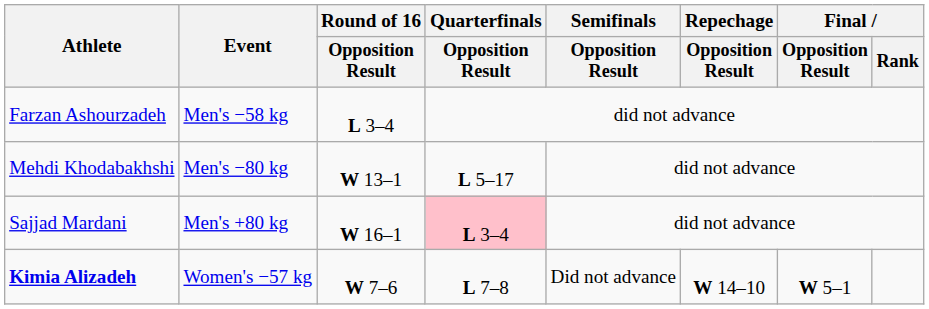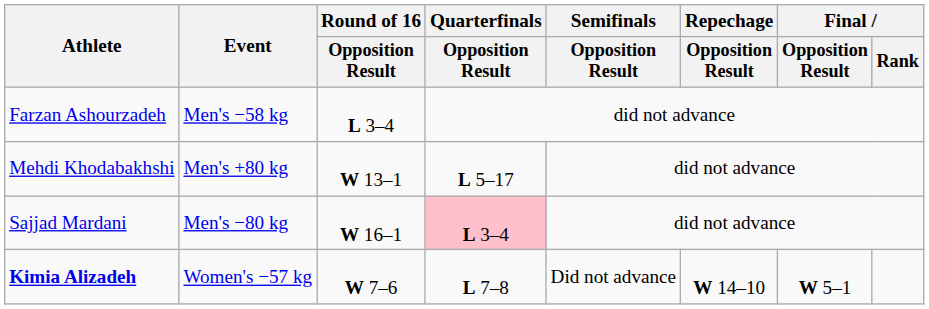(236, 168) Men's −80 kg -> (236, 168) Men's +80 kg
(236, 223) Men's +80 kg -> (236, 223) Men's −80 kg
